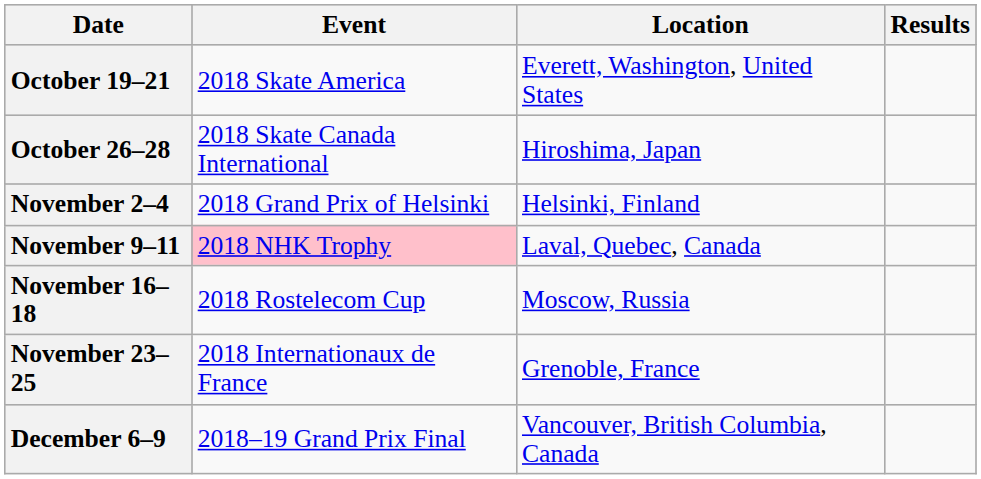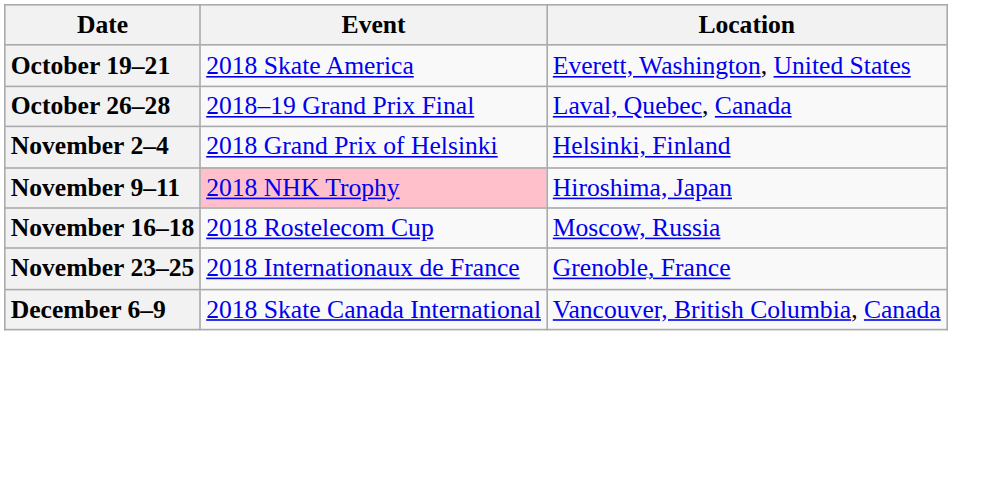- column: (930, 24)
(297, 149) 2018 Skate Canada International -> (340, 106) 2018–19 Grand Prix Final
(612, 149) Hiroshima, Japan -> (672, 106) Laval, Quebec, Canada
(641, 244) Laval, Quebec, Canada -> (642, 187) Hiroshima, Japan
(332, 438) 2018–19 Grand Prix Final -> (374, 308) 2018 Skate Canada International
